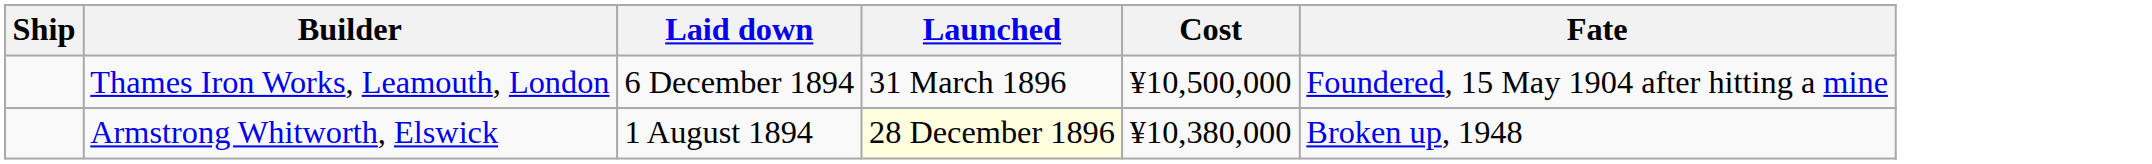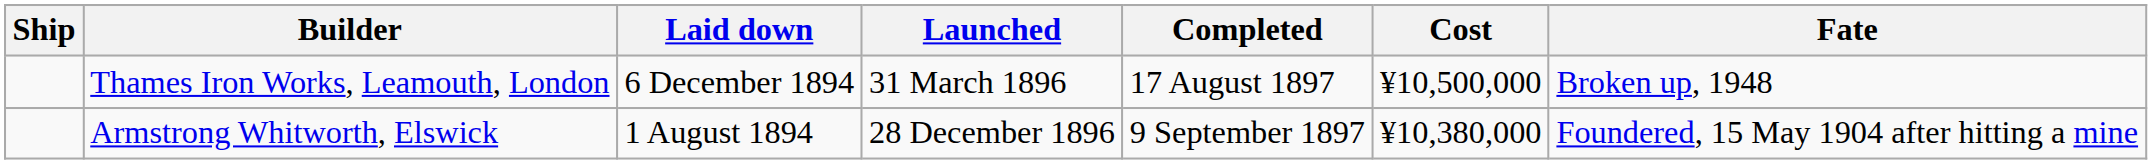+ column: (1247, 30)
(1597, 81) Foundered, 15 May 1904 after hitting a mine -> (1665, 81) Broken up, 1948
(992, 132) lightyellow background -> (992, 132) no background
(1415, 132) Broken up, 1948 -> (1847, 132) Foundered, 15 May 1904 after hitting a mine
